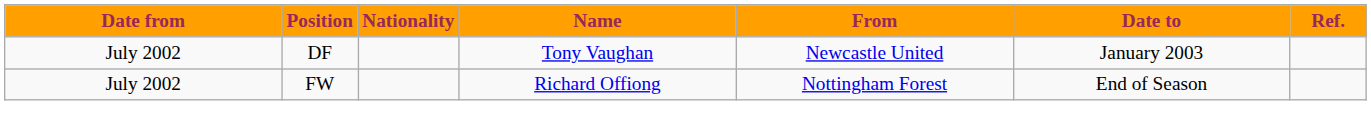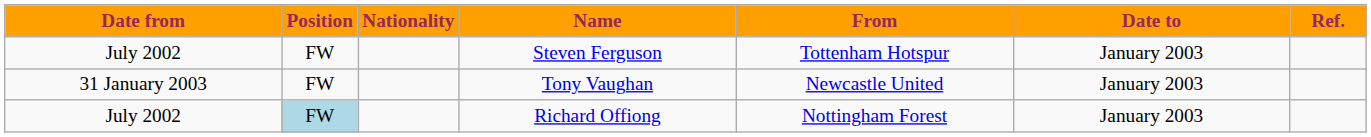+ row: (597, 52)
(143, 52) July 2002 -> (143, 84) 31 January 2003
(320, 52) DF -> (320, 84) FW
(320, 84) no background -> (320, 116) lightblue background
(1152, 84) End of Season -> (1152, 116) January 2003
